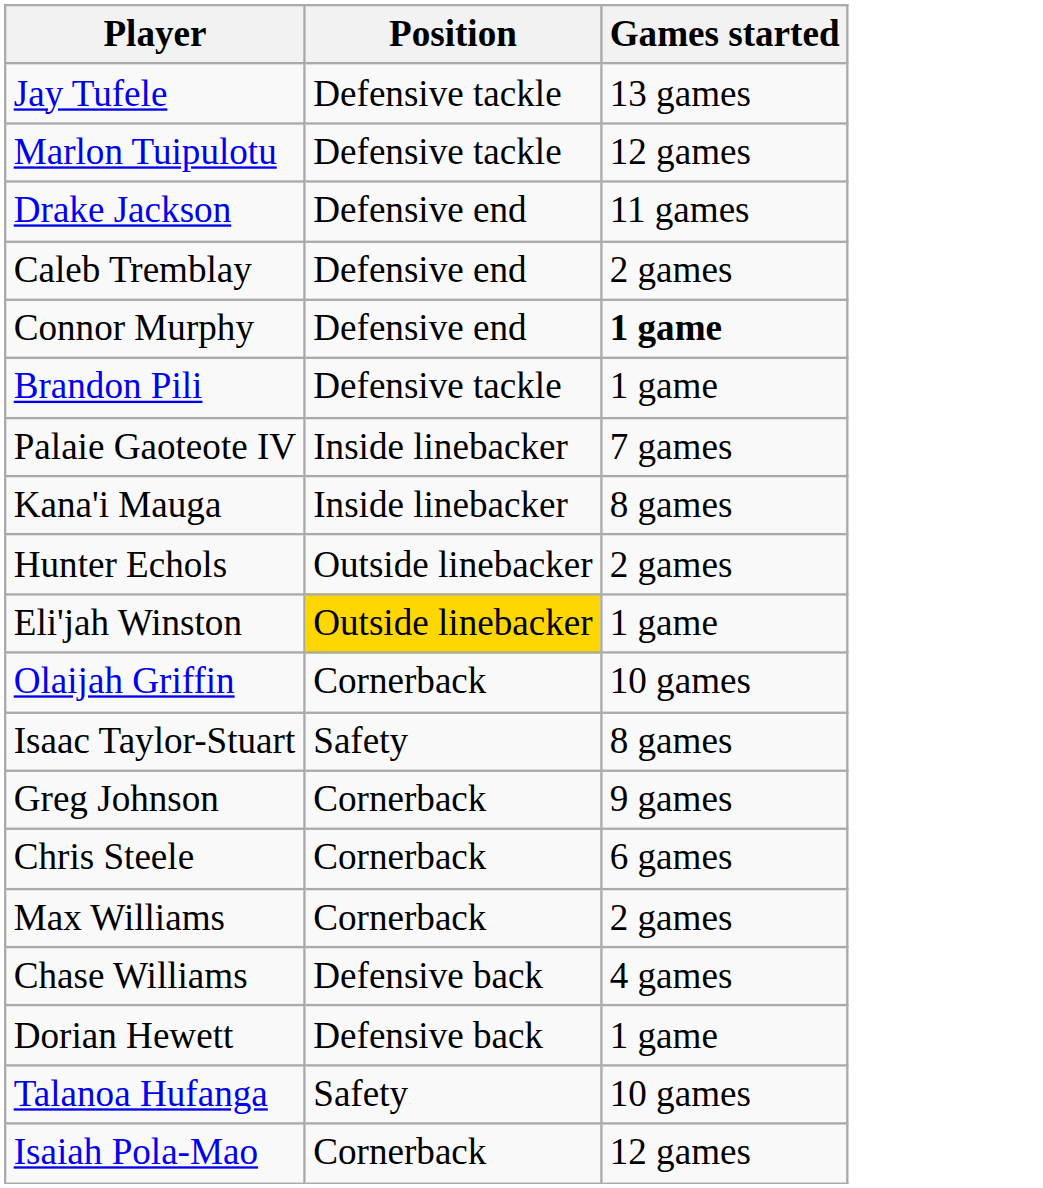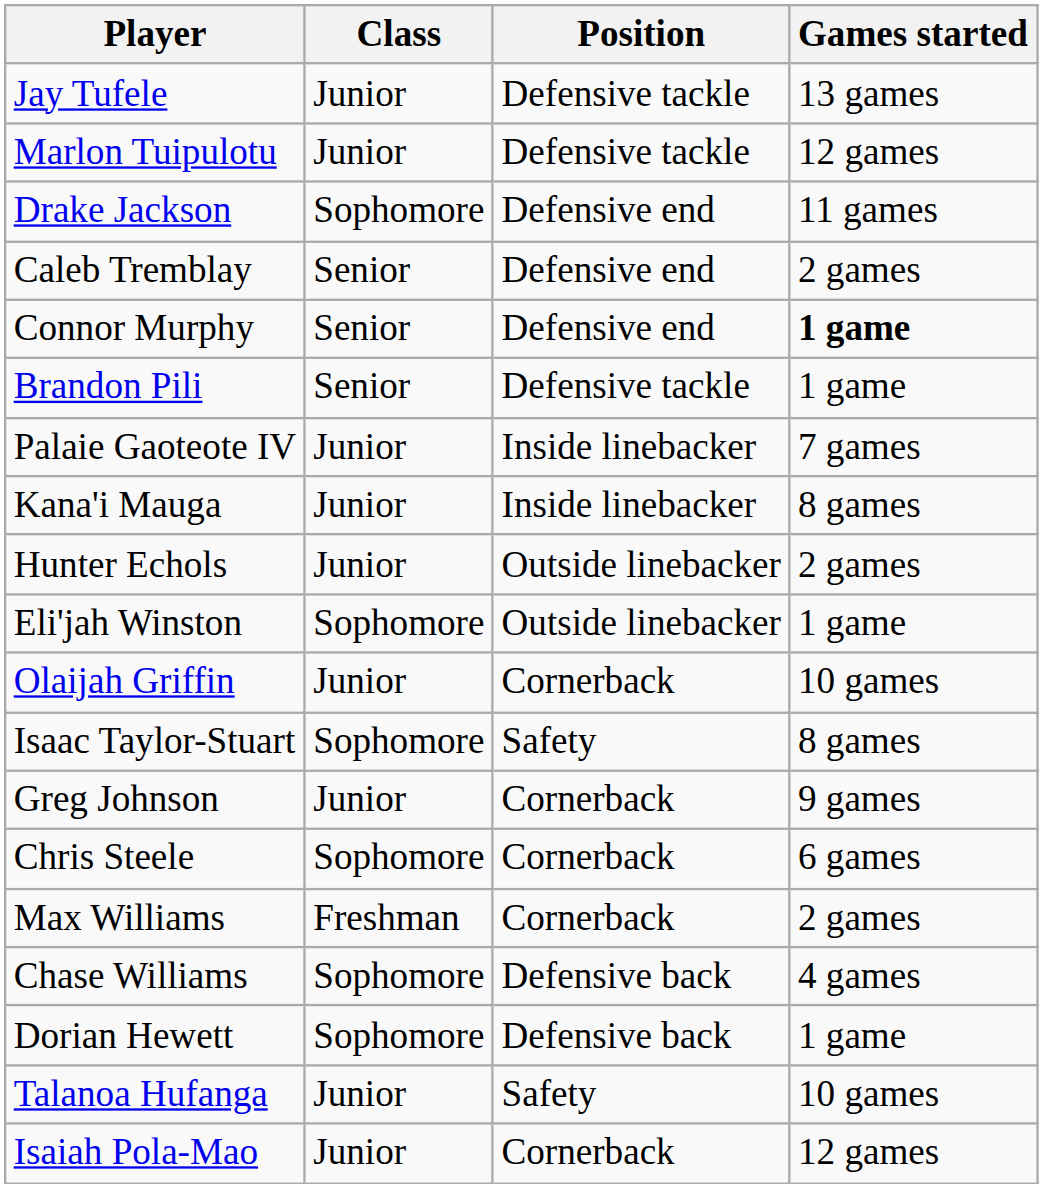+ column: (399, 33)
(453, 622) gold background -> (641, 622) no background
